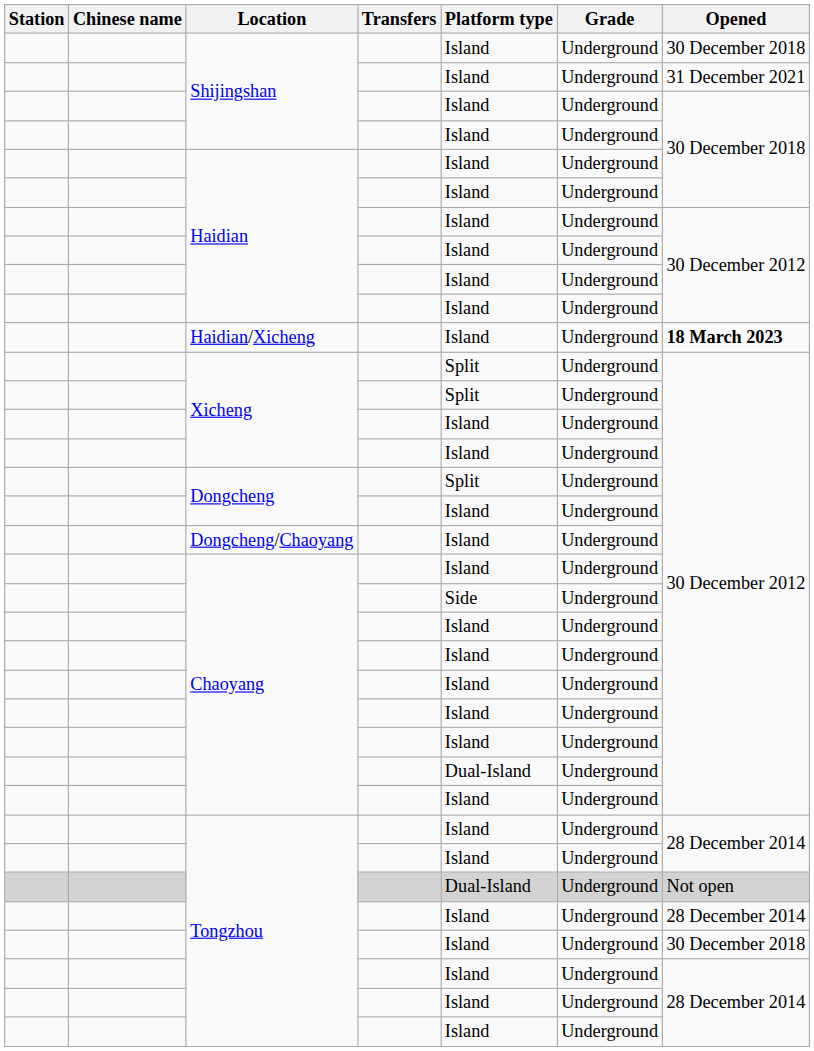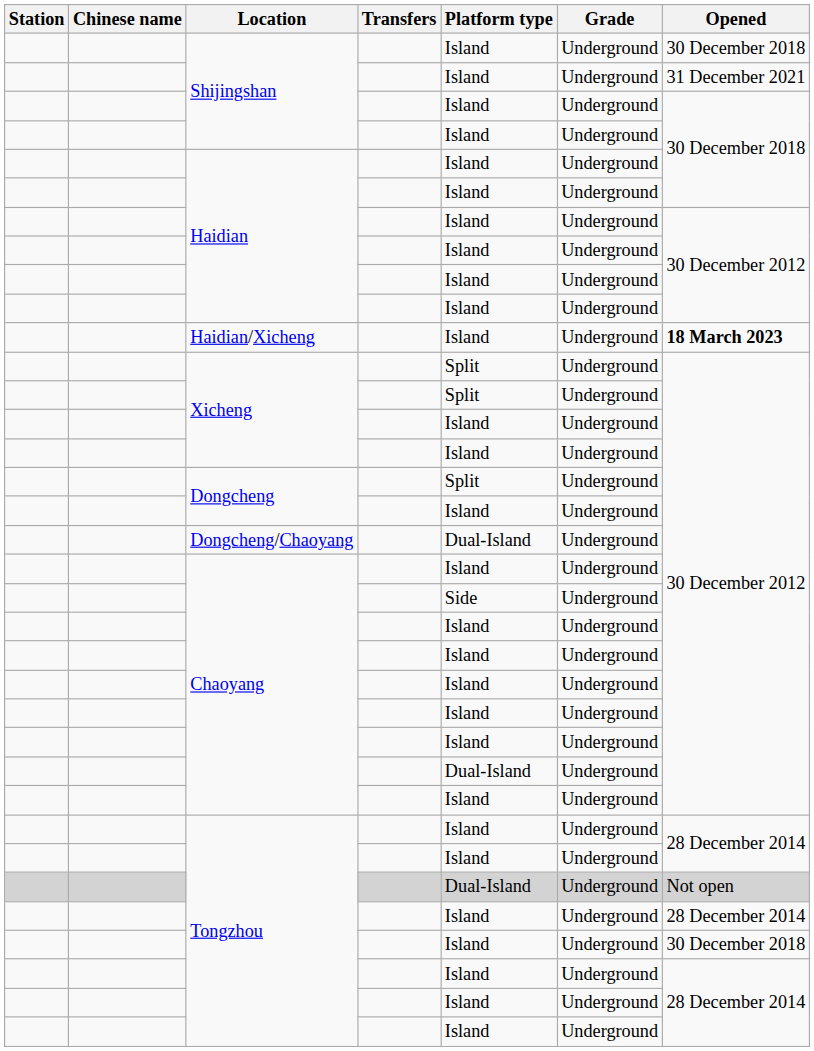(467, 539) Island -> (488, 539) Dual-Island
